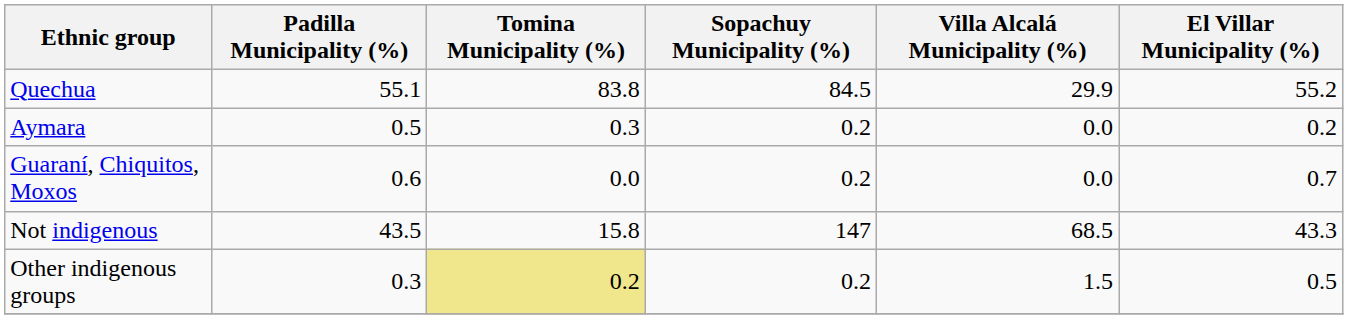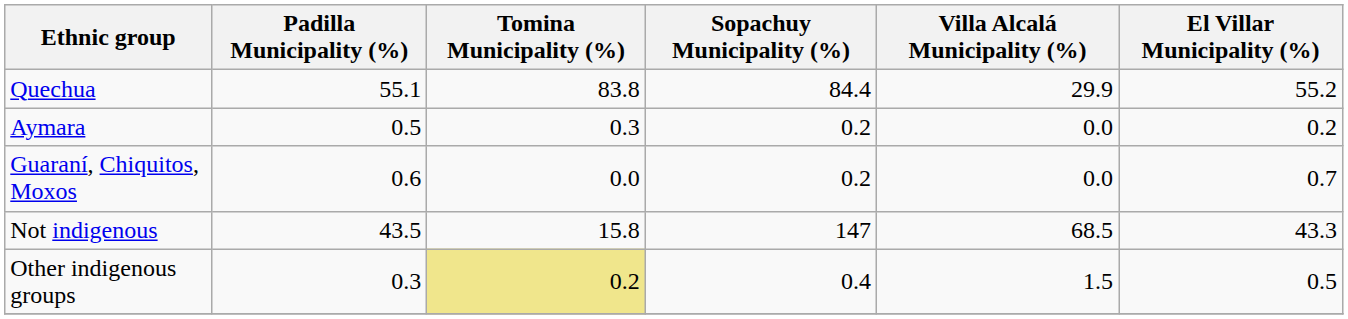(850, 88) 84.5 -> (850, 88) 84.4
(856, 281) 0.2 -> (856, 281) 0.4
